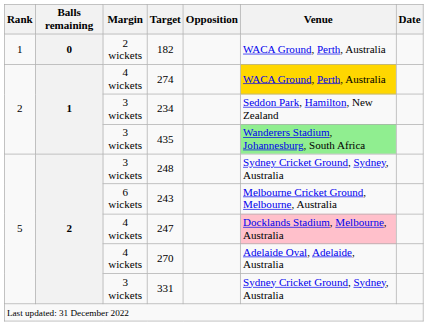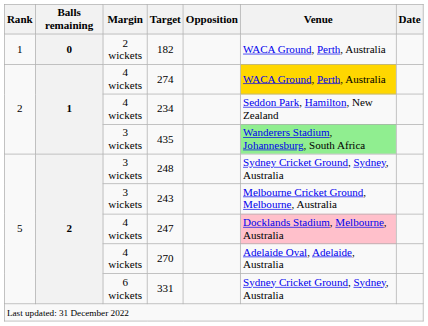(125, 109) 3 wickets -> (125, 109) 4 wickets
(125, 199) 6 wickets -> (125, 199) 3 wickets
(125, 288) 3 wickets -> (125, 288) 6 wickets
